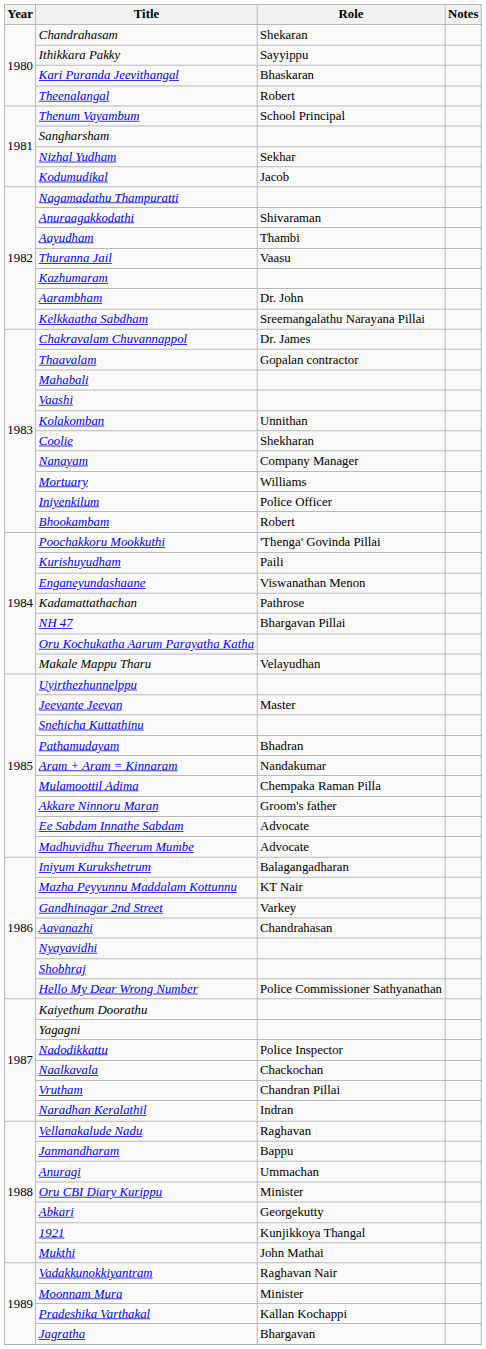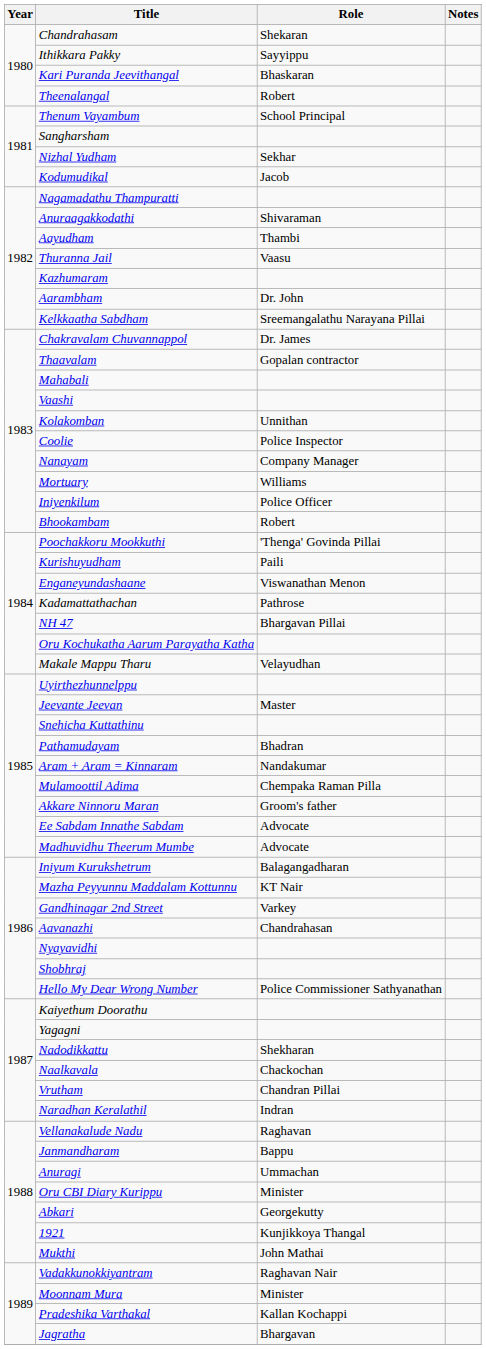(287, 440) Shekharan -> (301, 440) Police Inspector
(301, 1049) Police Inspector -> (287, 1049) Shekharan
